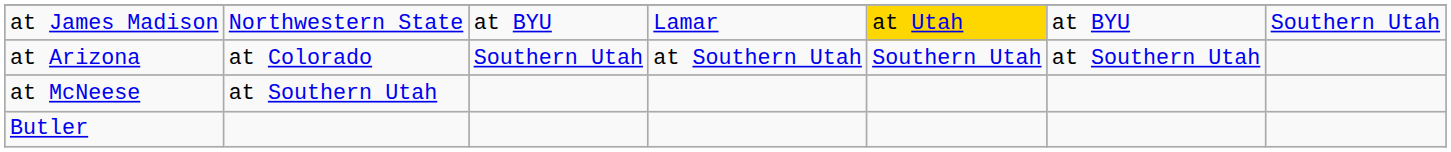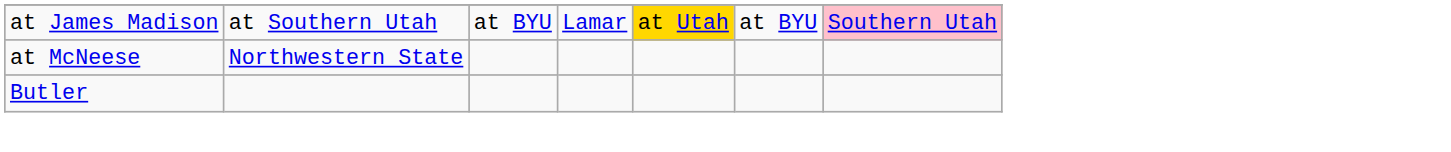(346, 23) Northwestern State -> (333, 23) at Southern Utah
(1355, 23) no background -> (912, 23) pink background
- row: (75, 58)
(333, 93) at Southern Utah -> (346, 58) Northwestern State
